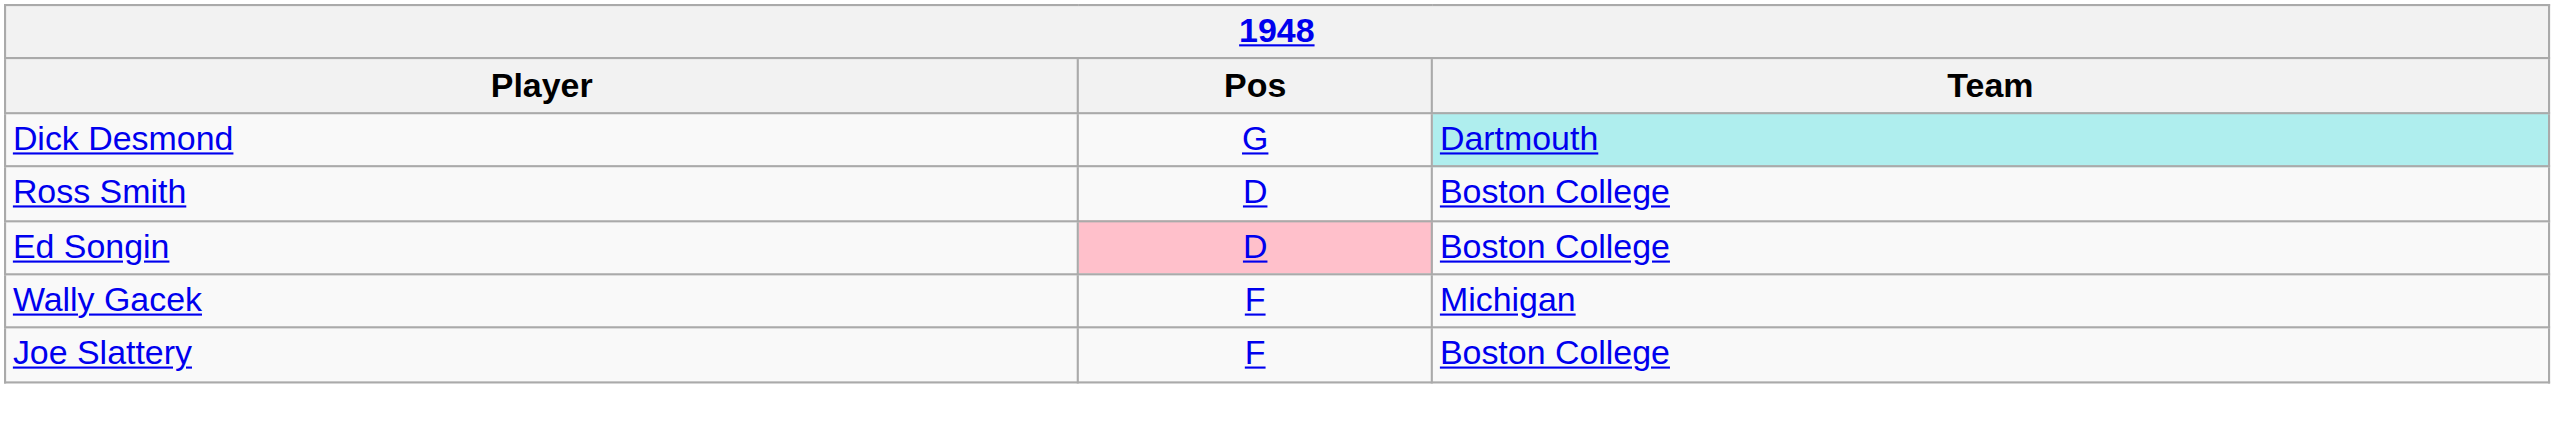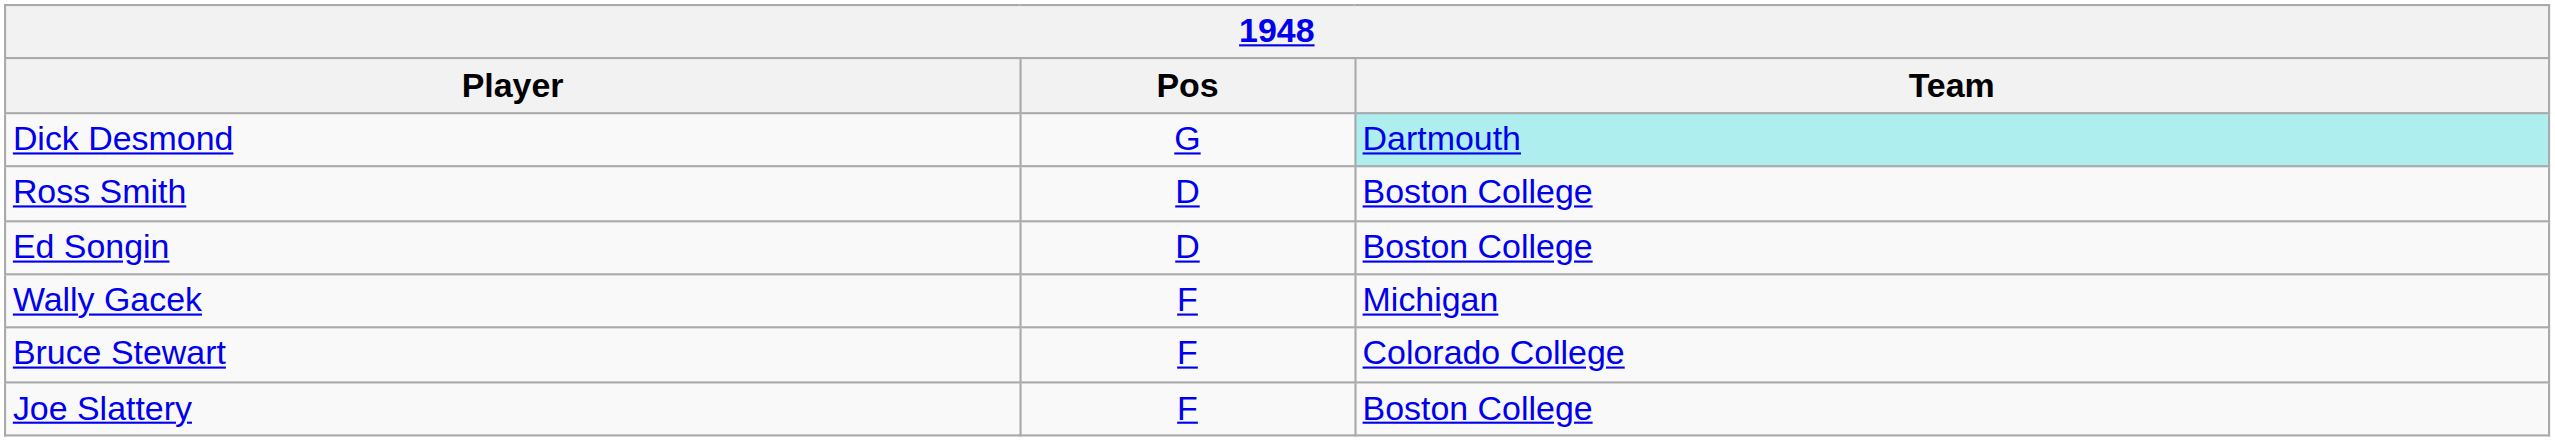(1255, 246) pink background -> (1187, 246) no background
+ row: (119, 354)
